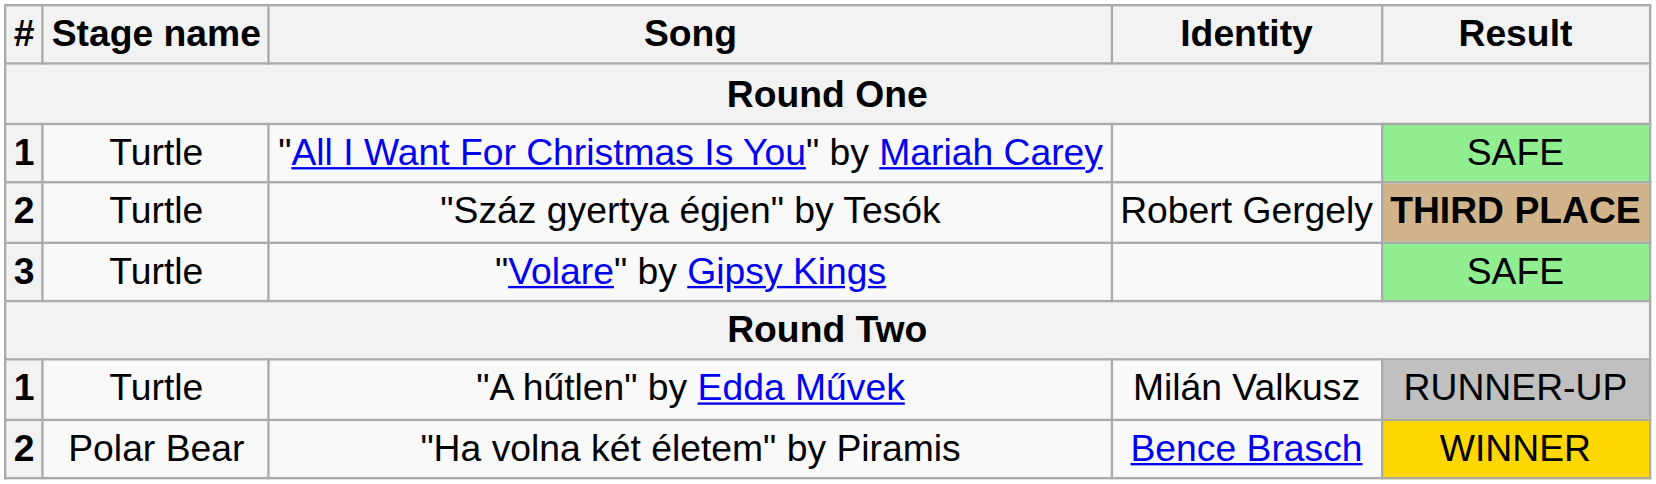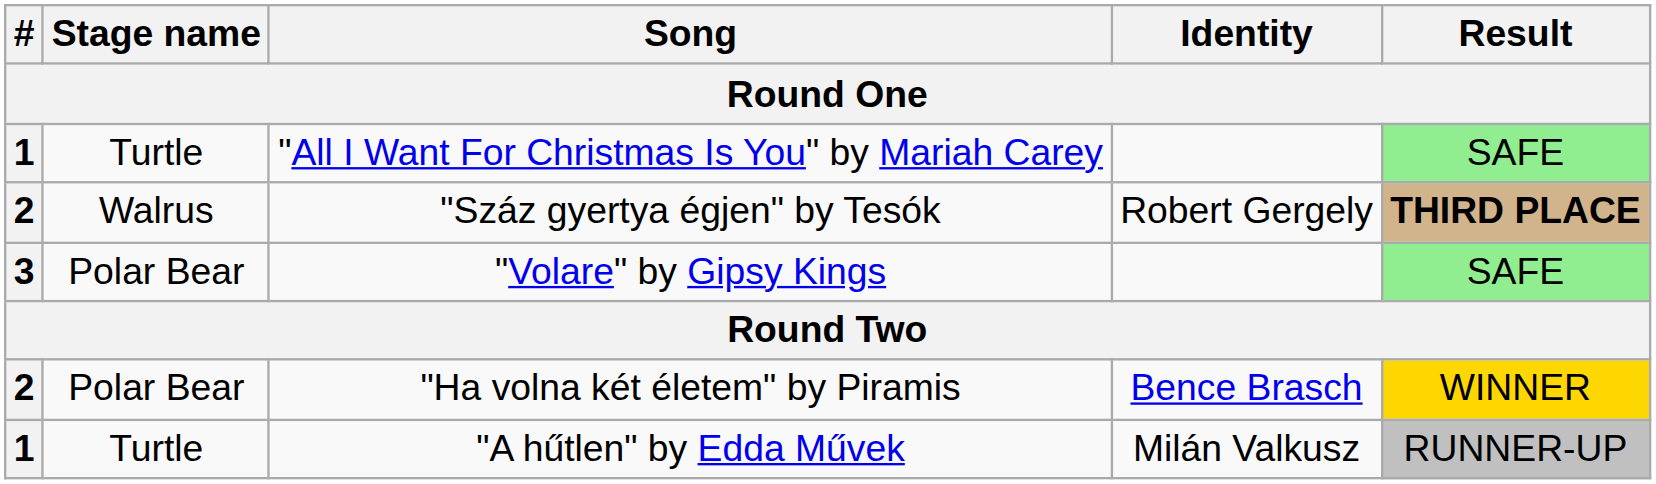(156, 211) Turtle -> (156, 211) Walrus
(156, 270) Turtle -> (156, 270) Polar Bear
rows swapped: (691, 388) <-> (691, 447)
